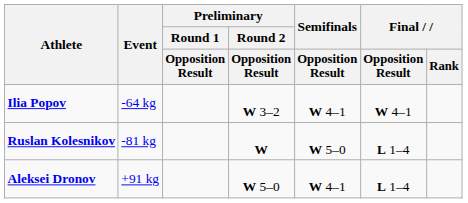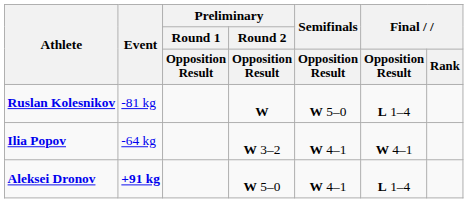rows swapped: (37, 103) <-> (61, 141)
(140, 179) normal -> (141, 179) bold
